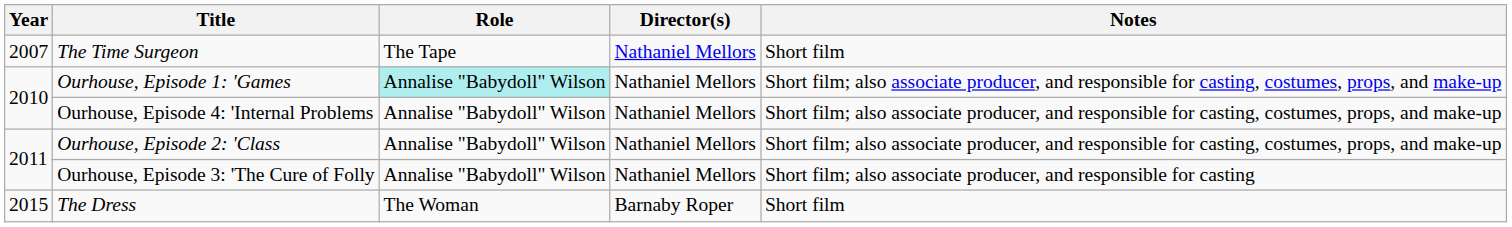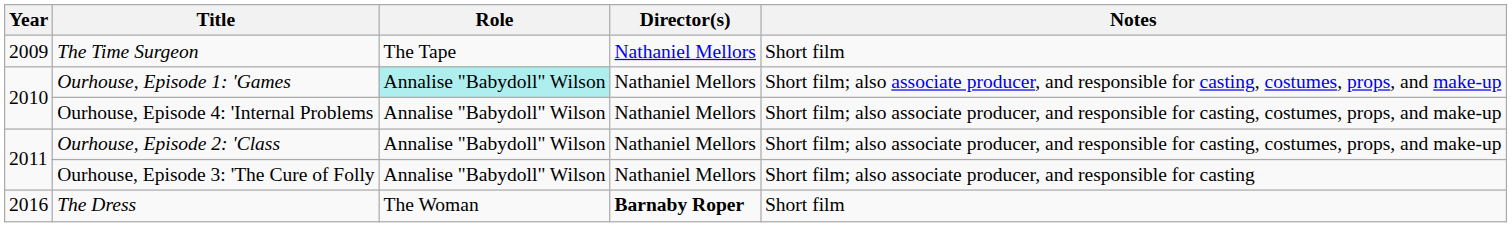(29, 50) 2007 -> (29, 50) 2009
(29, 205) 2015 -> (29, 205) 2016
(674, 205) normal -> (679, 205) bold
